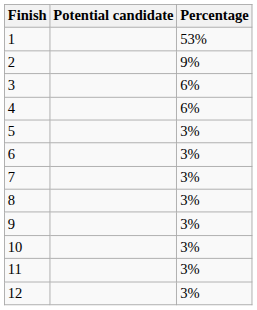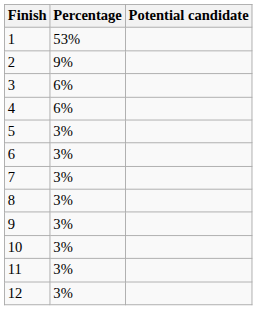columns swapped: (113, 16) <-> (214, 16)
